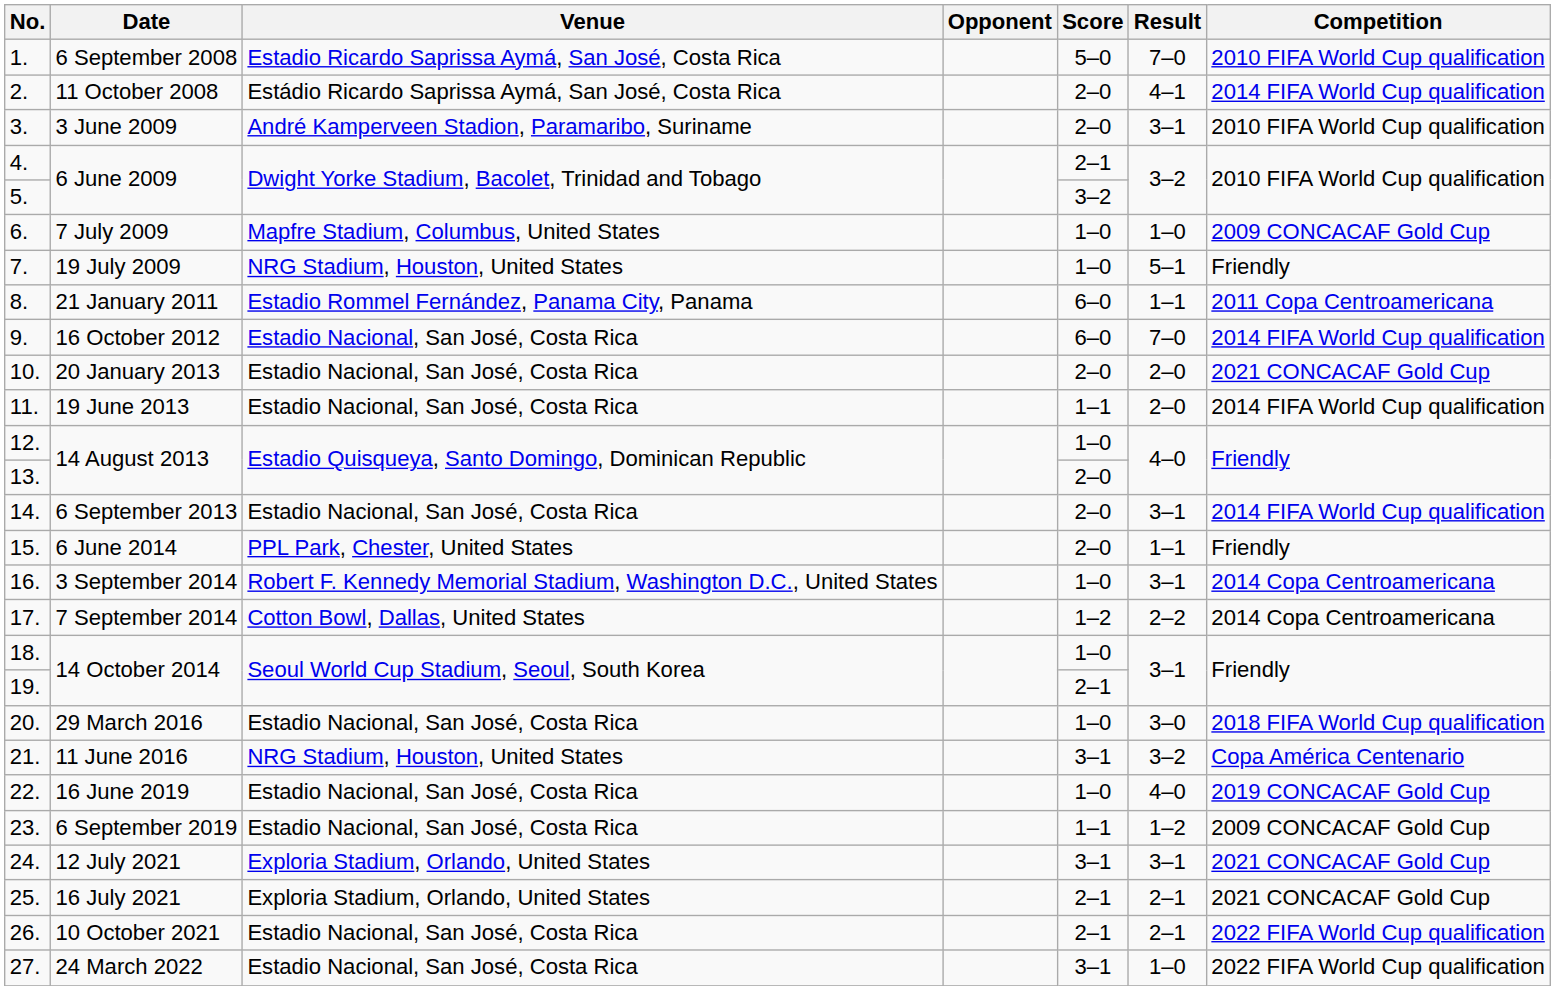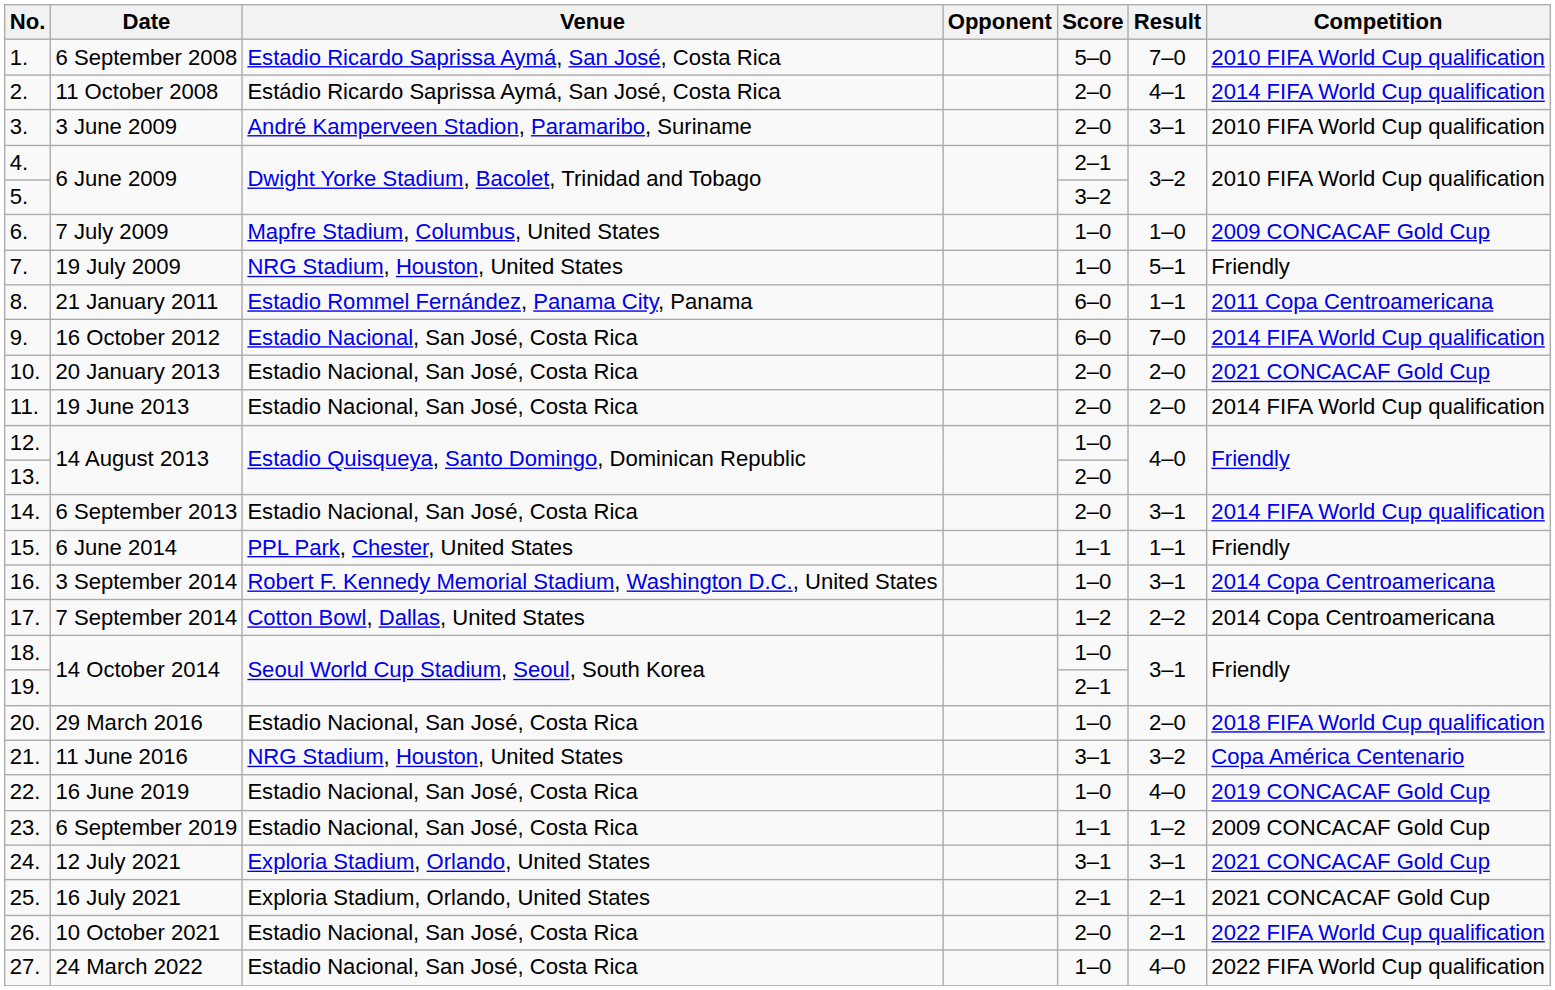(1093, 407) 1–1 -> (1093, 407) 2–0
(1093, 547) 2–0 -> (1093, 547) 1–1
(1167, 722) 3–0 -> (1167, 722) 2–0
(1093, 932) 2–1 -> (1093, 932) 2–0
(1093, 967) 3–1 -> (1093, 967) 1–0
(1167, 967) 1–0 -> (1167, 967) 4–0
